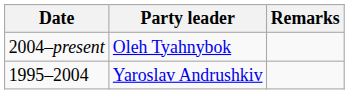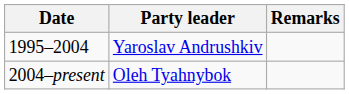rows swapped: (49, 74) <-> (57, 46)
